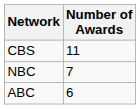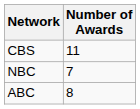(70, 93) 6 -> (70, 93) 8
